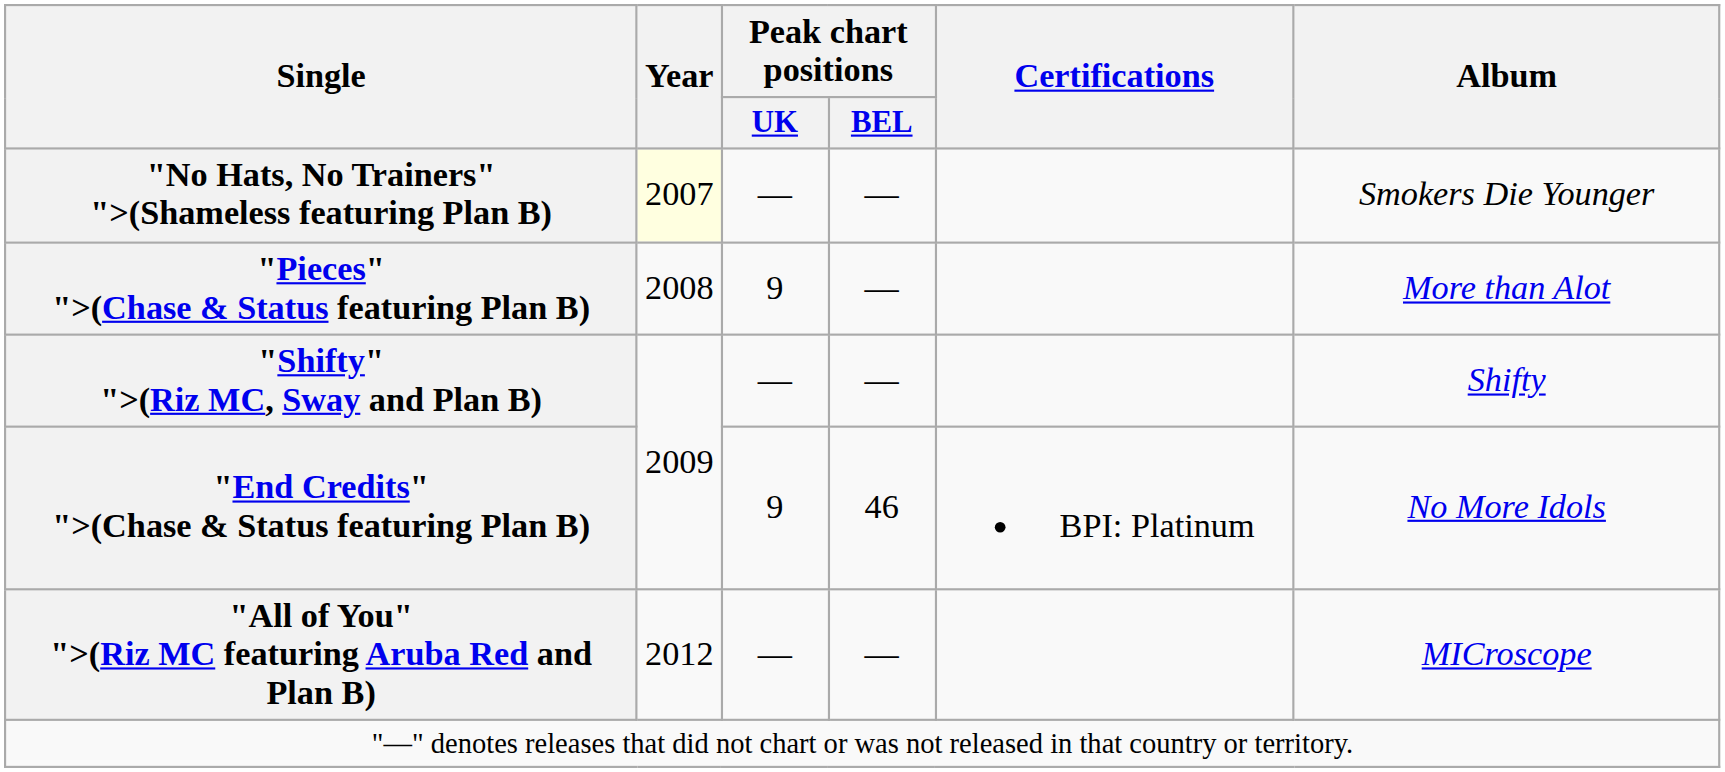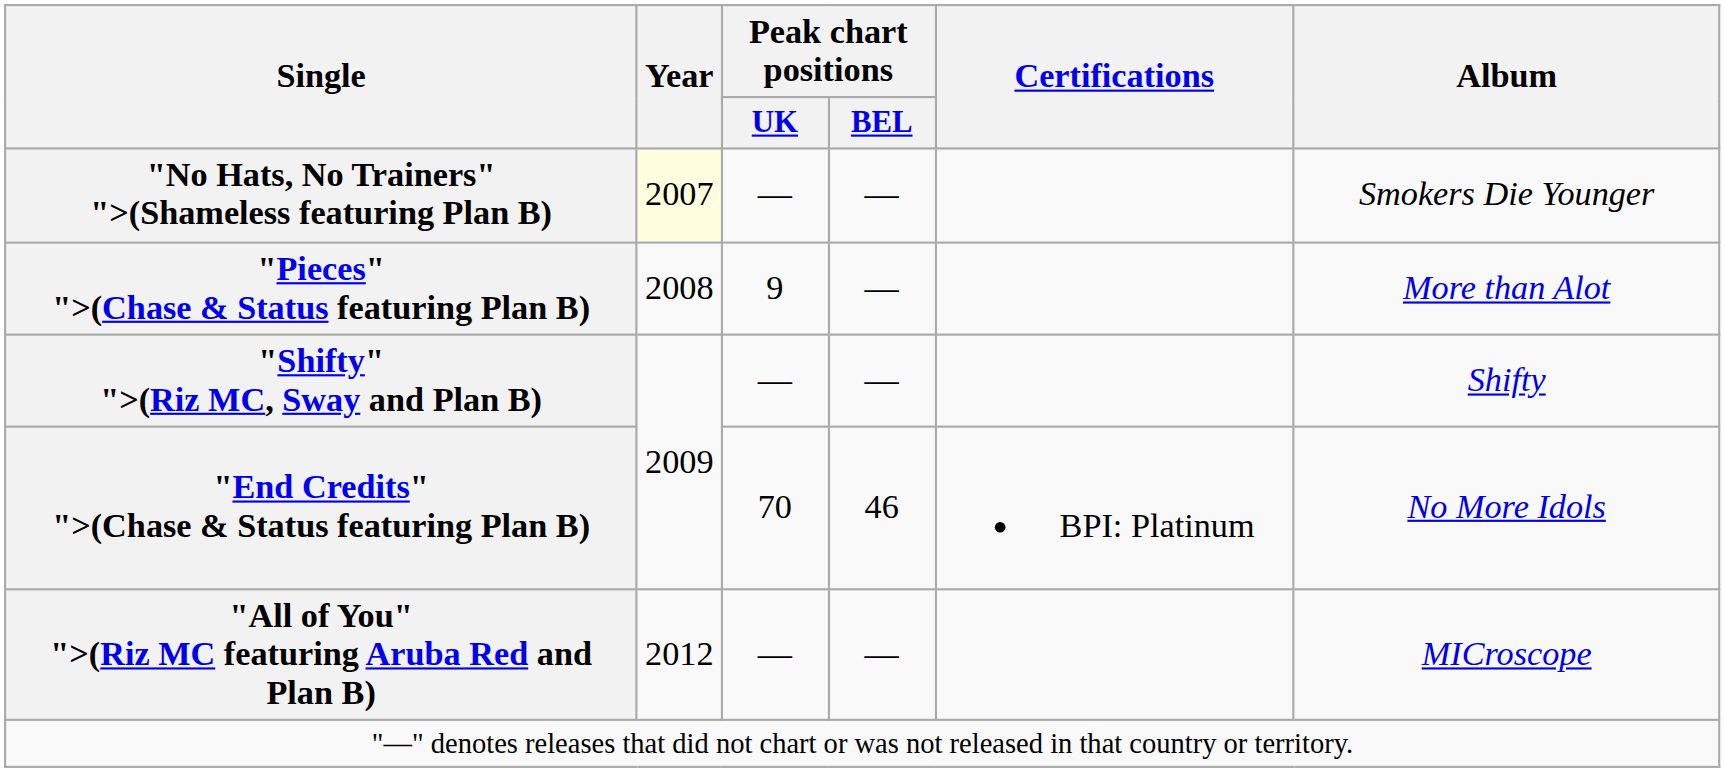(775, 507) 9 -> (775, 507) 70
